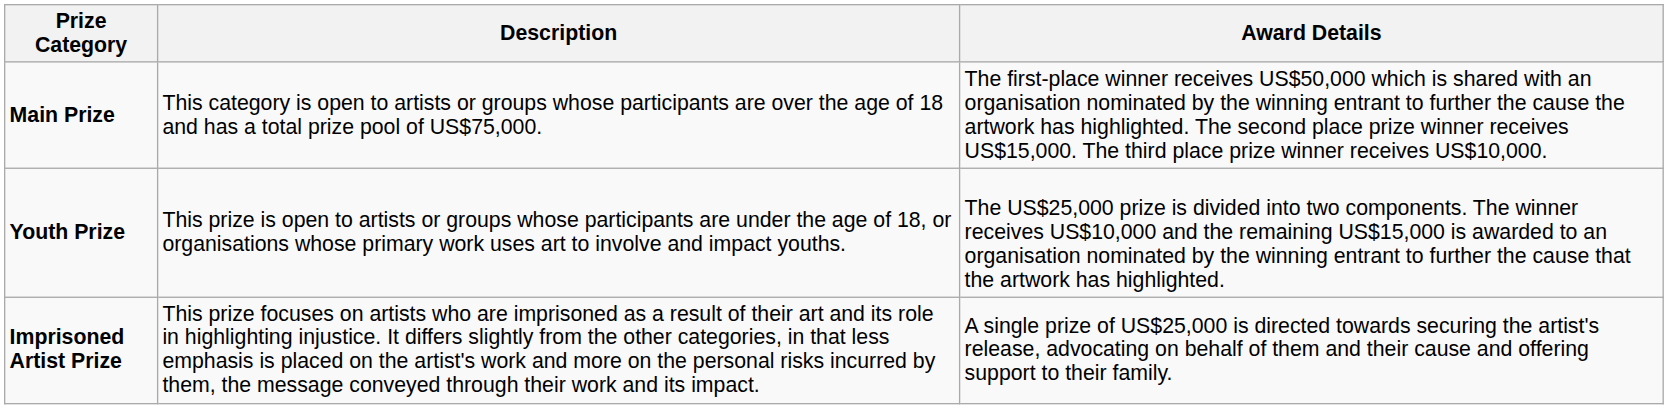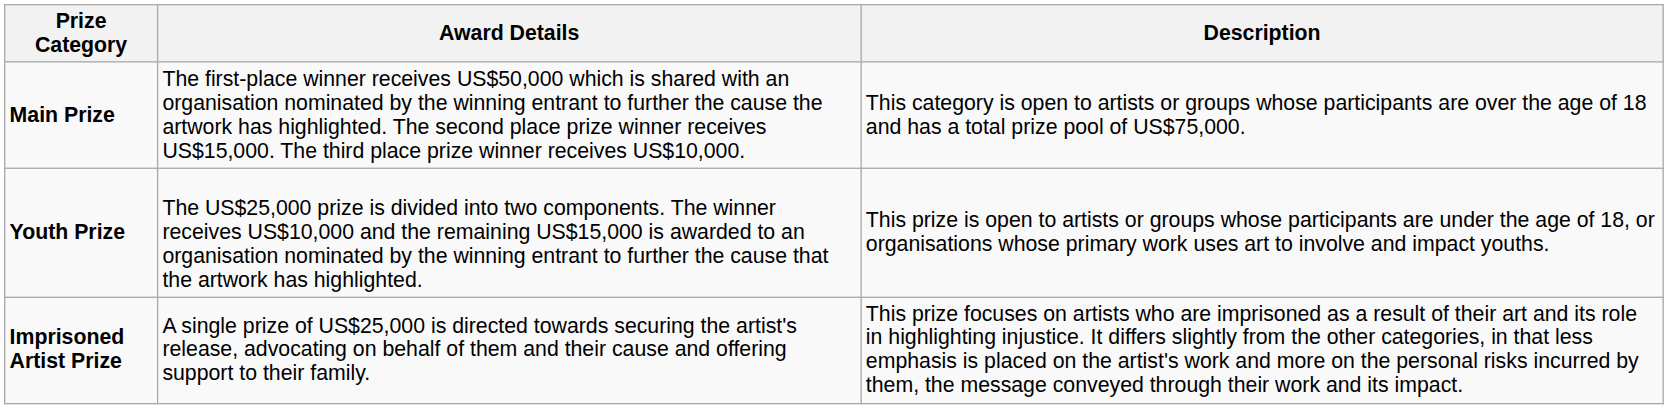columns swapped: (559, 33) <-> (1311, 33)
